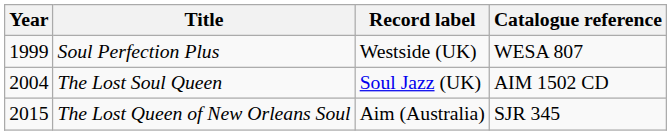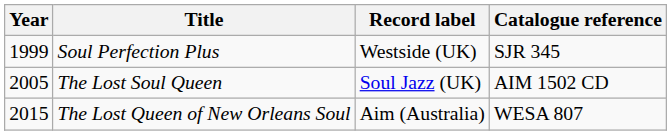(538, 51) WESA 807 -> (527, 51) SJR 345
(29, 82) 2004 -> (29, 82) 2005
(527, 113) SJR 345 -> (538, 113) WESA 807
